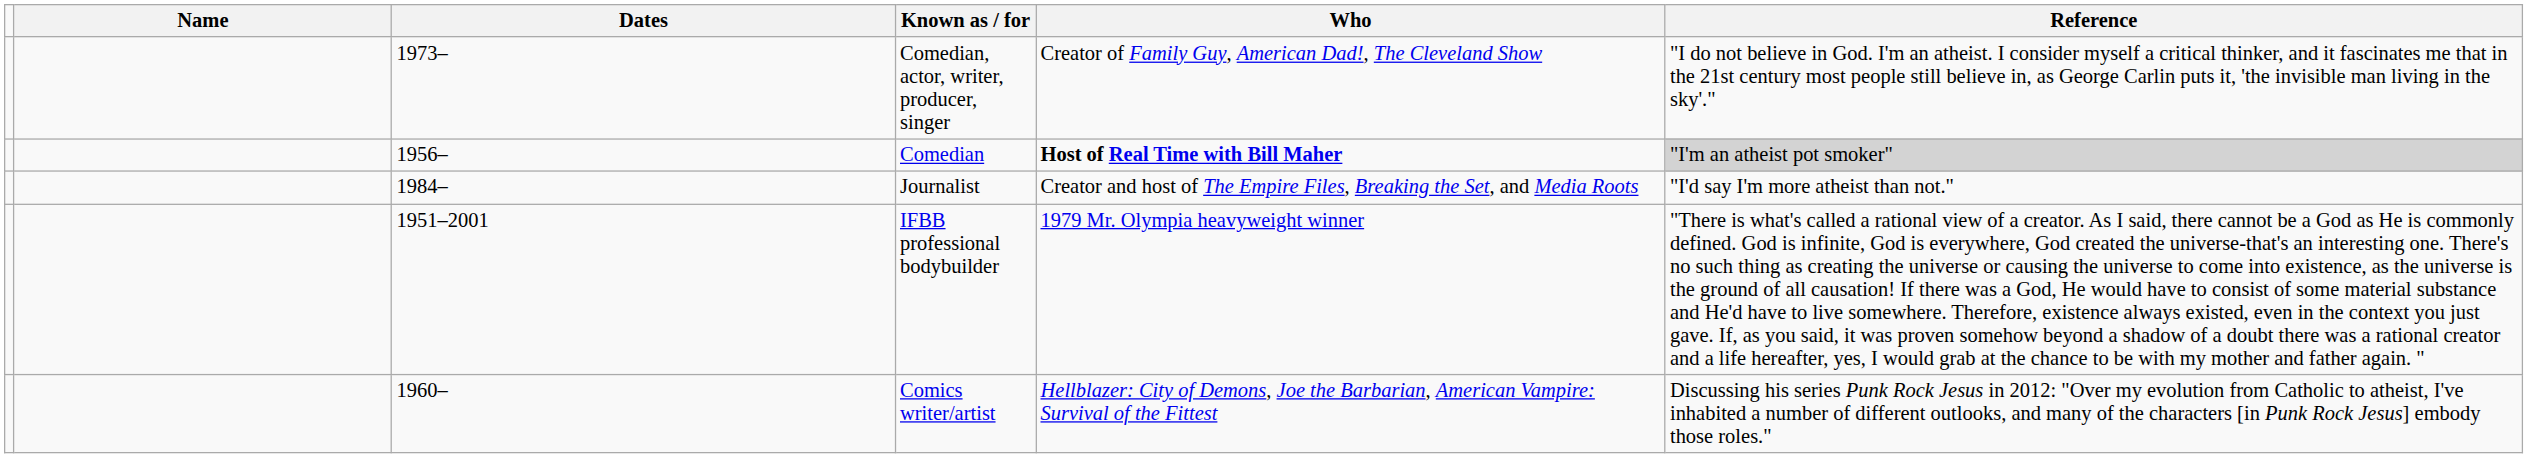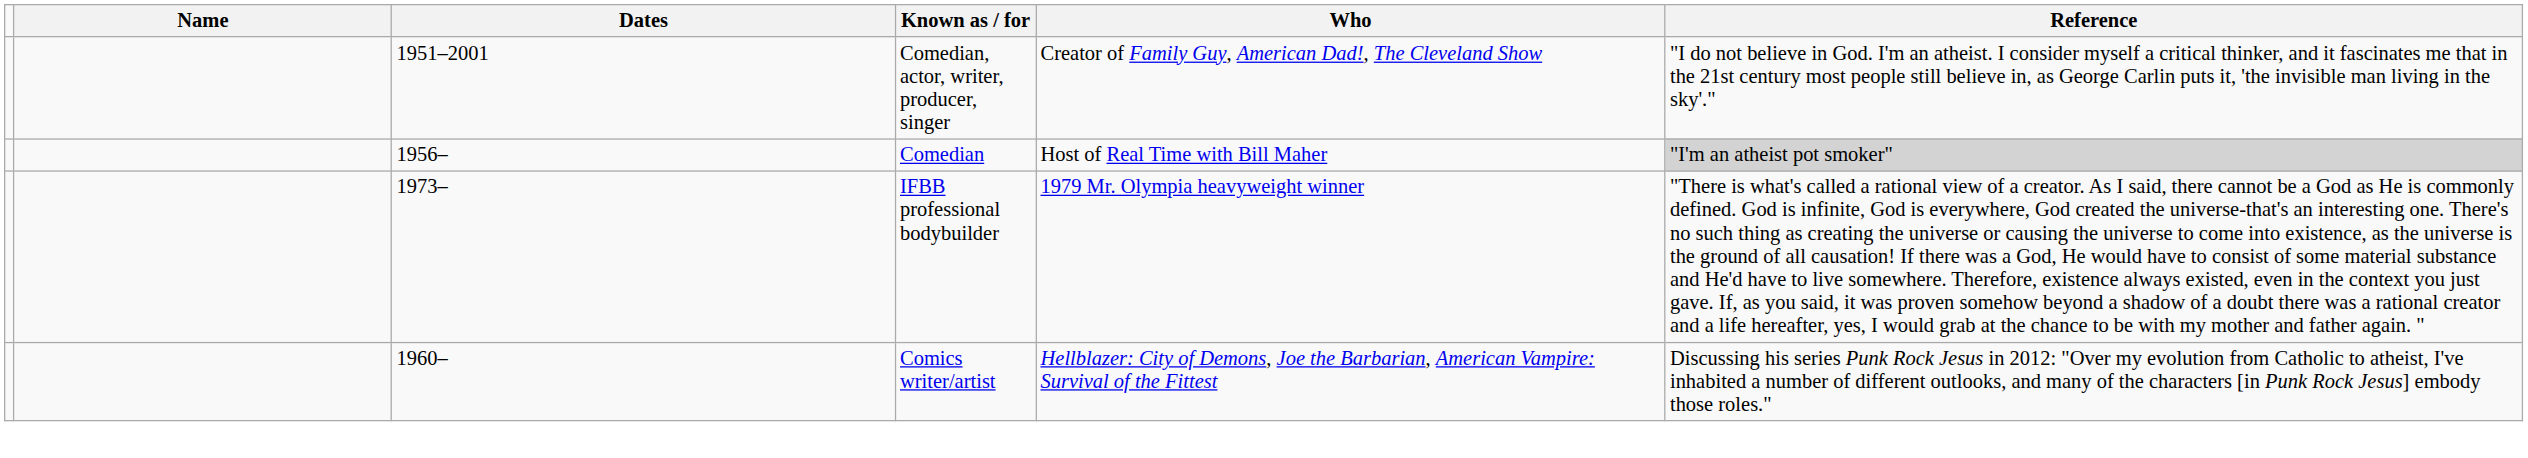(422, 53) 1973– -> (443, 53) 1951–2001
(1191, 154) bold -> (1184, 154) normal
- row: (940, 187)
(443, 219) 1951–2001 -> (422, 187) 1973–
